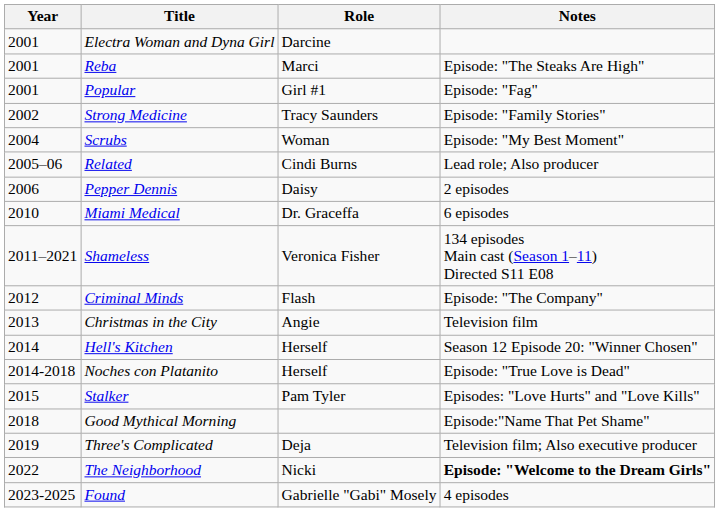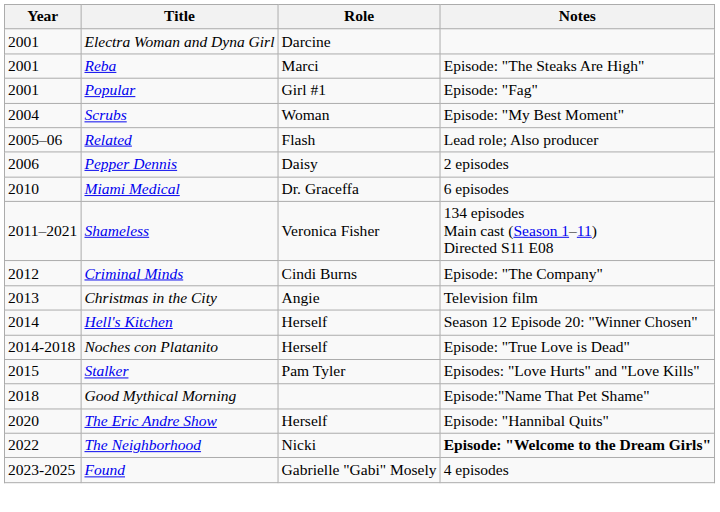- row: (136, 115)
(319, 164) Cindi Burns -> (298, 139) Flash
(298, 297) Flash -> (319, 273) Cindi Burns
- row: (149, 445)
+ row: (151, 420)
